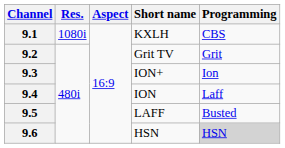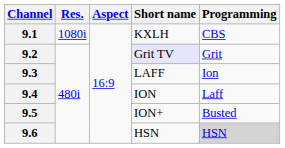(154, 53) no background -> (154, 53) lavender background
(149, 73) ION+ -> (149, 73) LAFF
(149, 113) LAFF -> (149, 113) ION+
